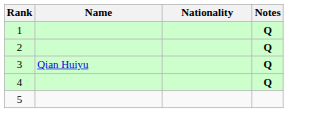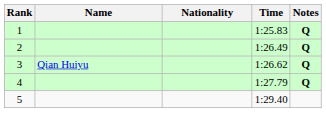+ column: (271, 13)
